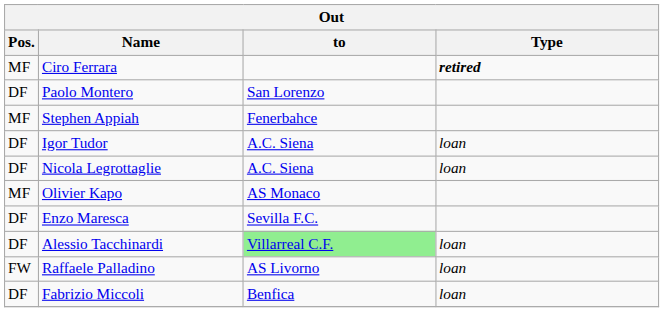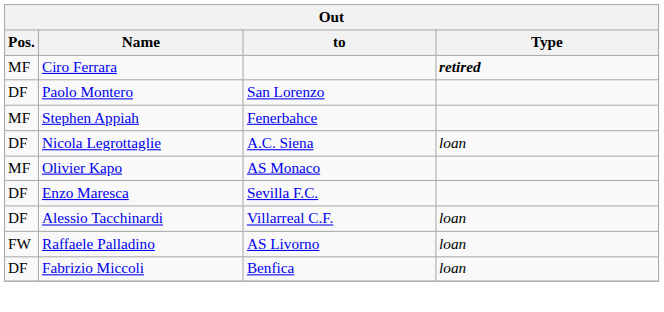- row: (75, 143)
(290, 244) lightgreen background -> (290, 218) no background
